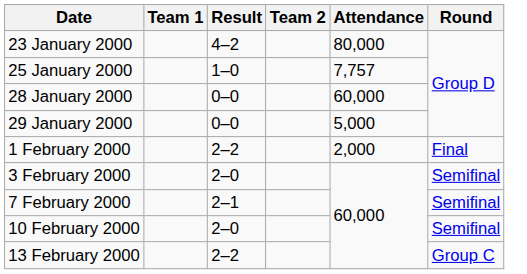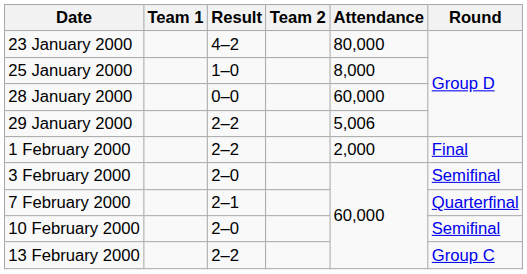(354, 70) 7,757 -> (354, 70) 8,000
(225, 123) 0–0 -> (225, 123) 2–2
(354, 123) 5,000 -> (354, 123) 5,006
(466, 202) Semifinal -> (475, 202) Quarterfinal
